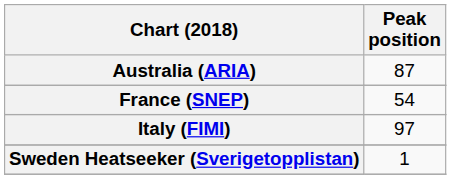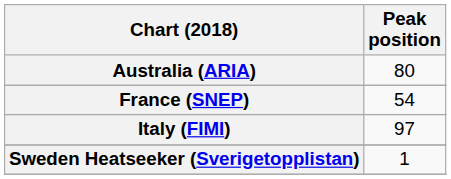(405, 70) 87 -> (405, 70) 80
